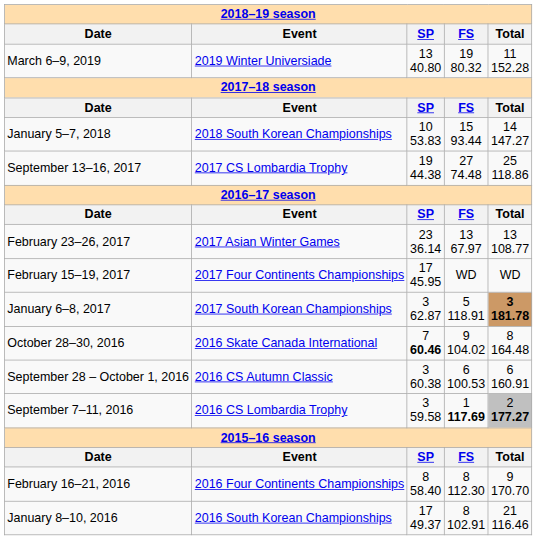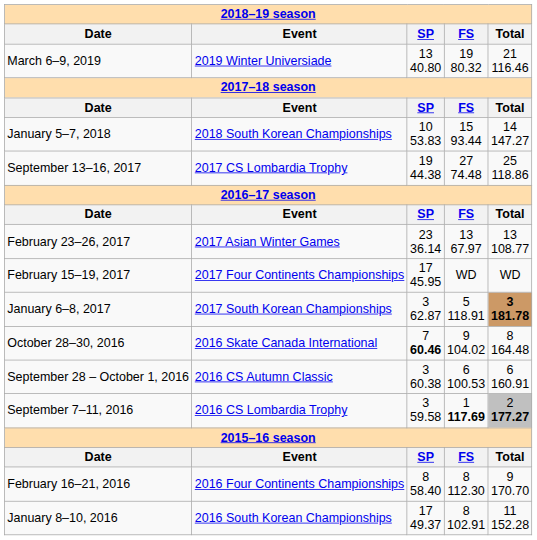(510, 61) 11 152.28 -> (510, 61) 21 116.46
(510, 518) 21 116.46 -> (510, 518) 11 152.28
